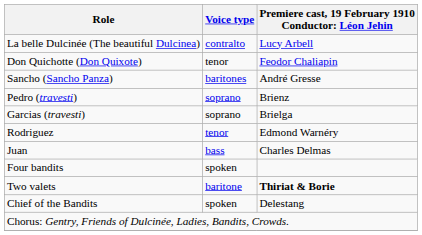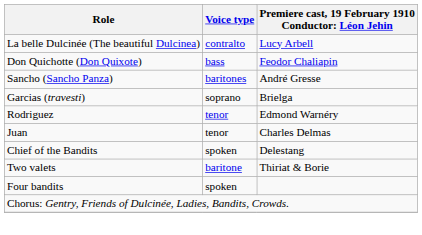(217, 61) tenor -> (215, 61) bass
- row: (42, 97)
(215, 150) bass -> (217, 132) tenor
rows swapped: (52, 203) <-> (35, 168)
(297, 185) bold -> (294, 168) normal
